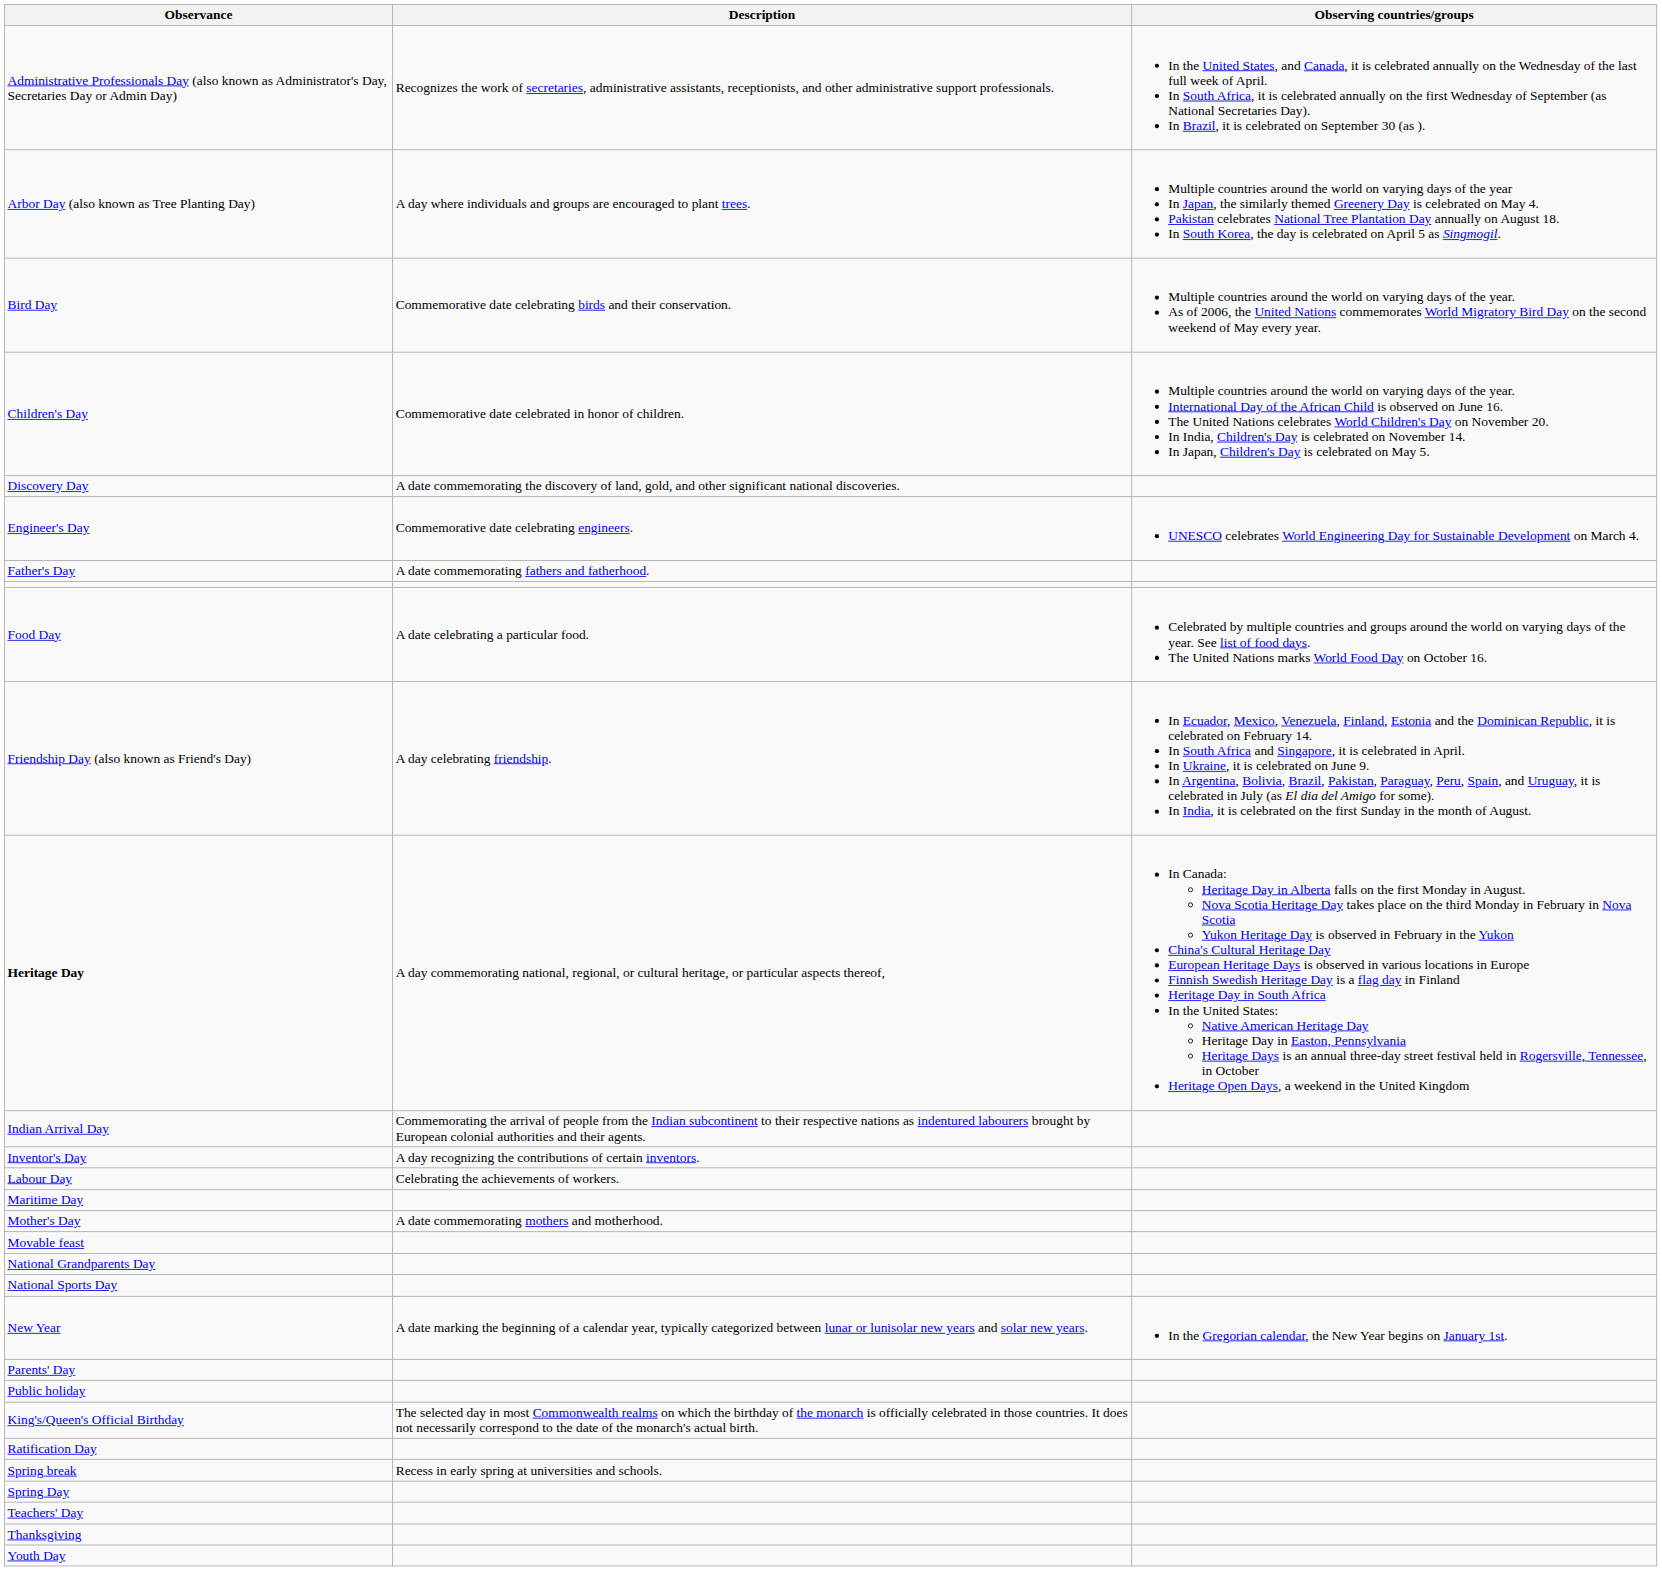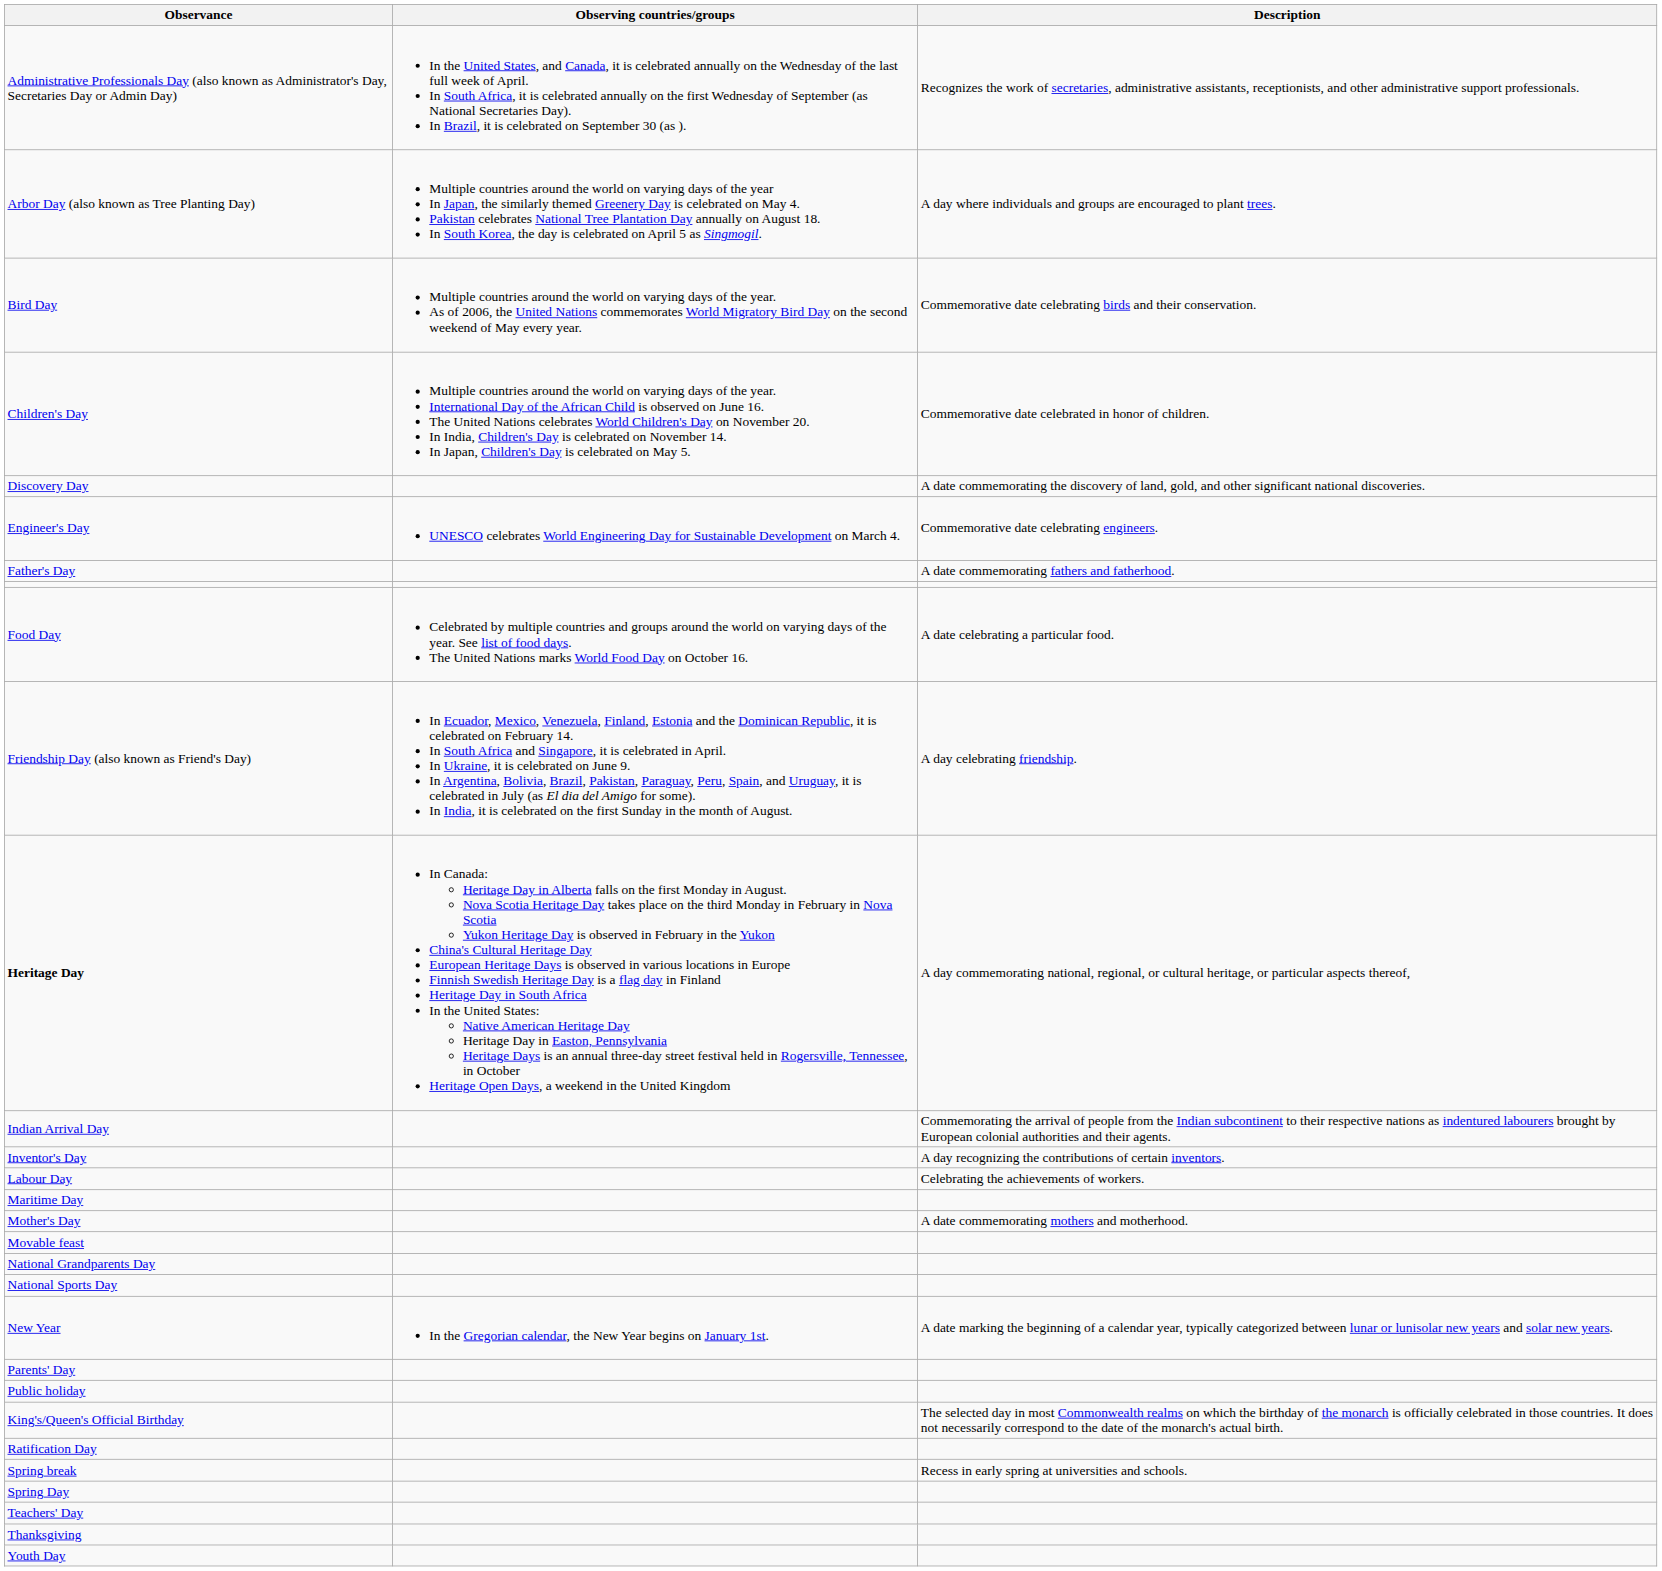columns swapped: (762, 15) <-> (1394, 15)
